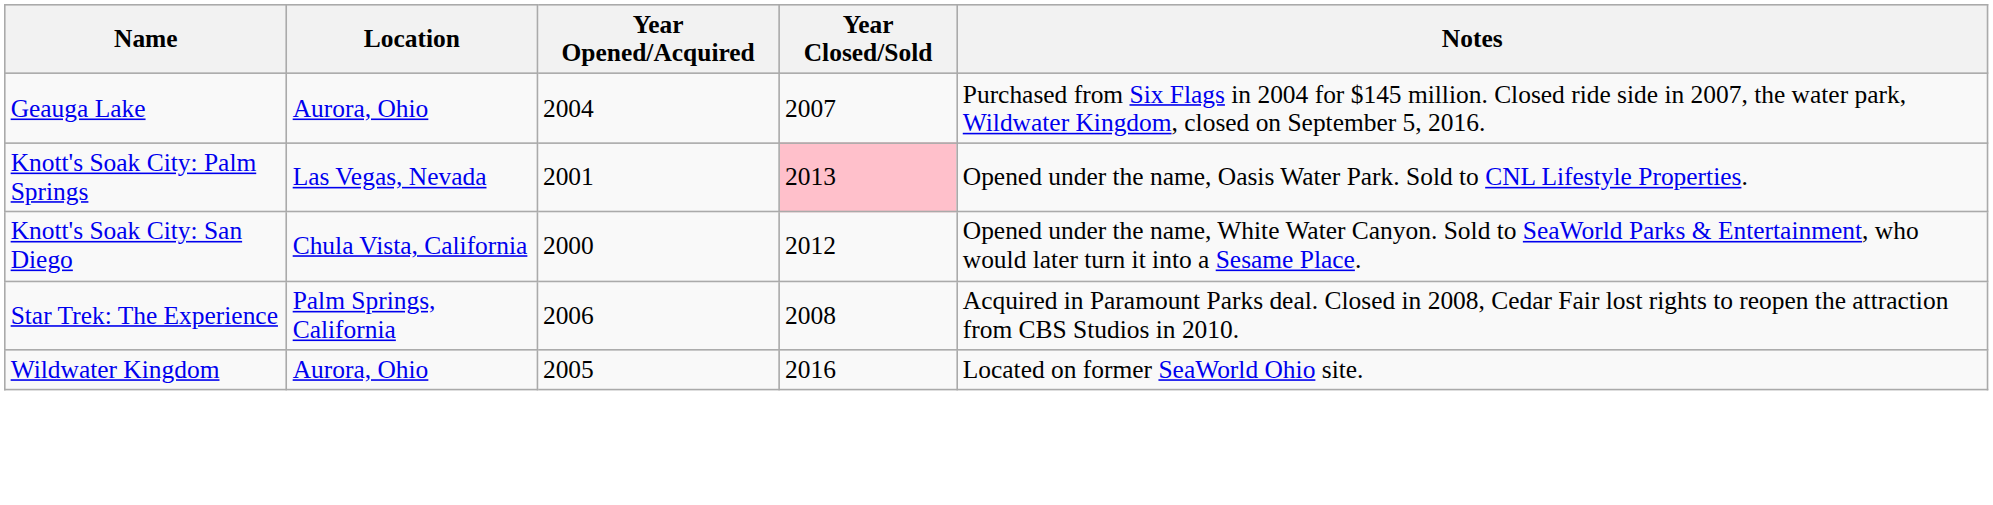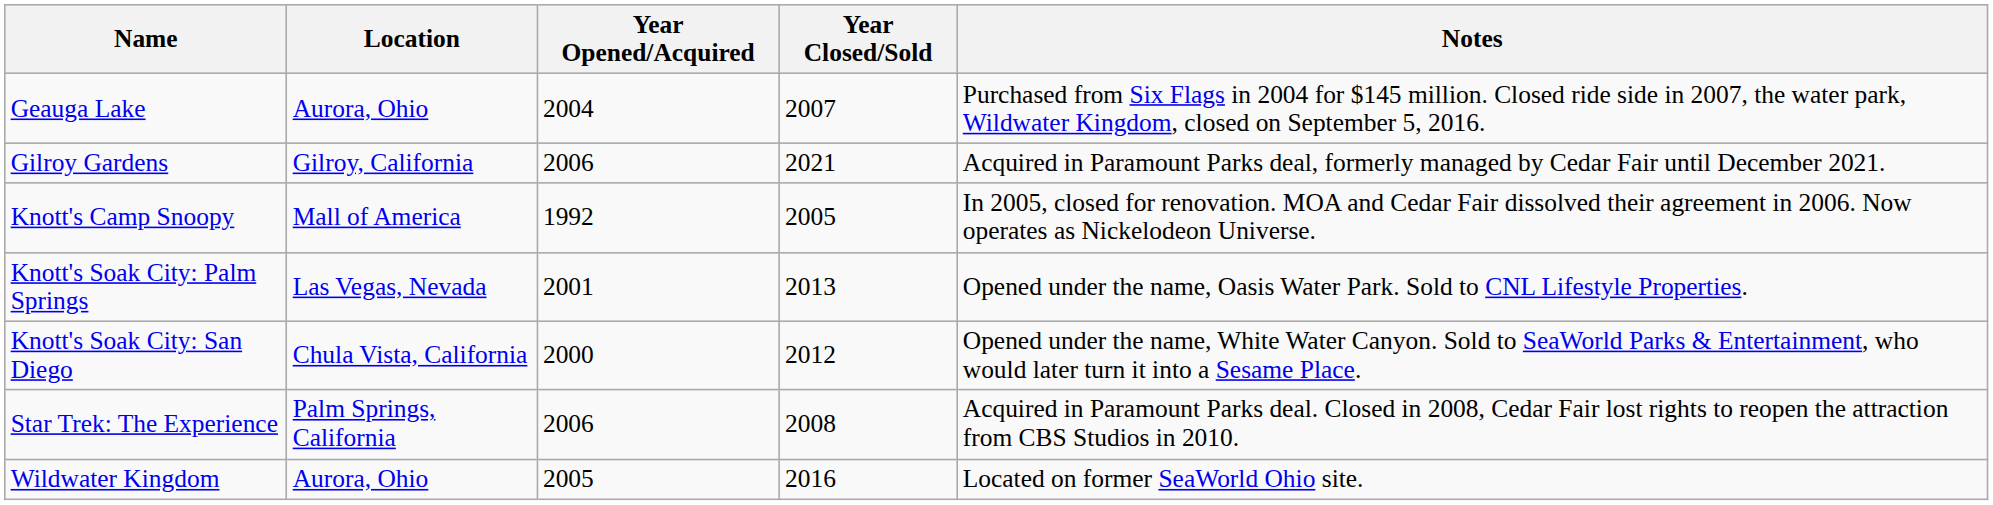+ row: (89, 162)
+ row: (122, 217)
(811, 176) pink background -> (811, 286) no background
